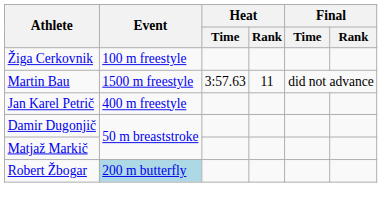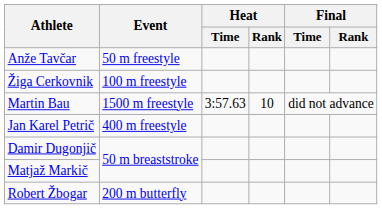+ row: (42, 59)
(267, 81) 11 -> (267, 104) 10
(144, 171) lightblue background -> (144, 193) no background
